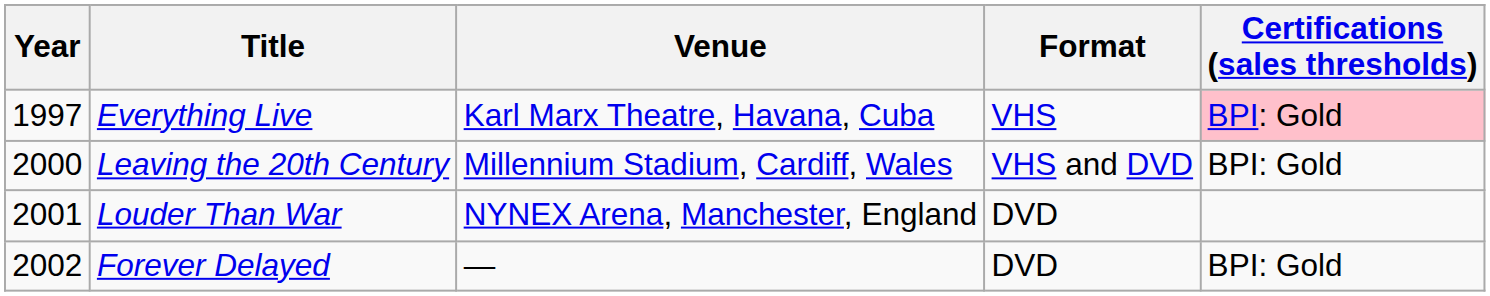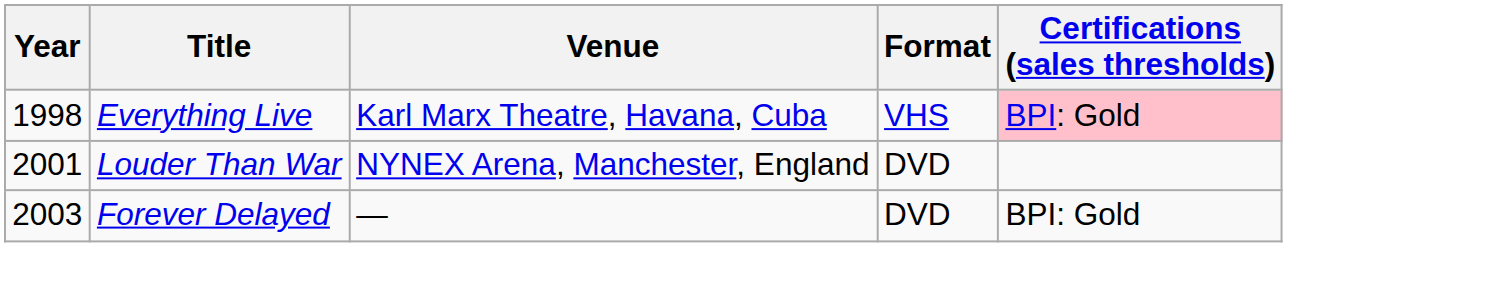(47, 114) 1997 -> (47, 114) 1998
- row: (273, 164)
(47, 264) 2002 -> (47, 214) 2003
